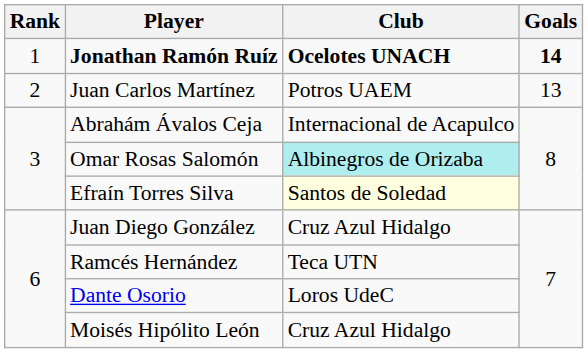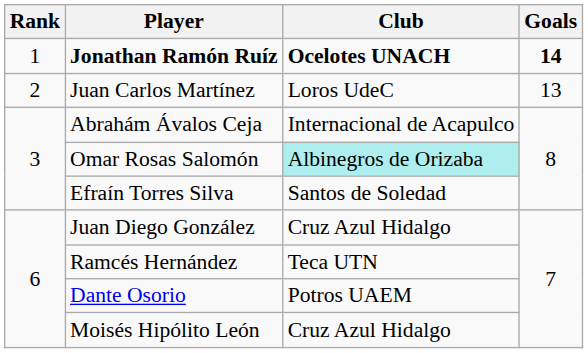(350, 90) Potros UAEM -> (341, 90) Loros UdeC
(367, 192) lightyellow background -> (367, 192) no background
(341, 295) Loros UdeC -> (350, 295) Potros UAEM
